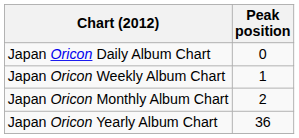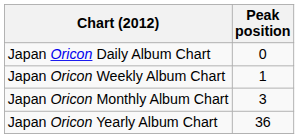(263, 99) 2 -> (263, 99) 3
